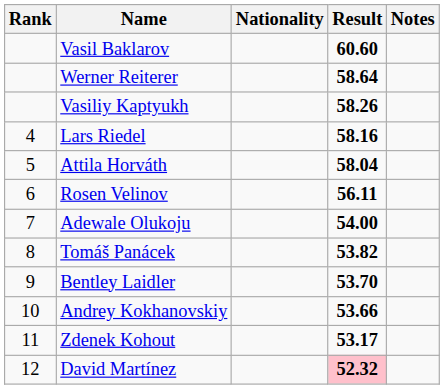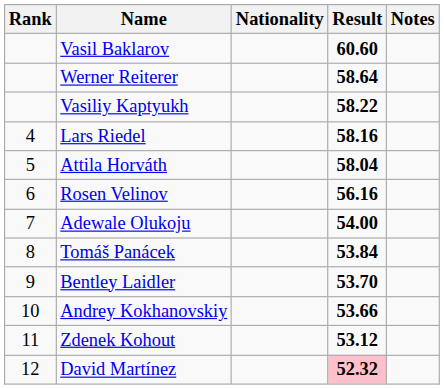(357, 106) 58.26 -> (357, 106) 58.22
(357, 194) 56.11 -> (357, 194) 56.16
(357, 252) 53.82 -> (357, 252) 53.84
(357, 340) 53.17 -> (357, 340) 53.12
